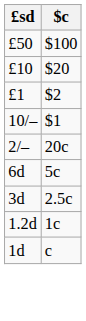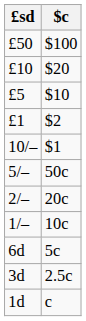+ row: (16, 95)
+ row: (19, 172)
+ row: (19, 224)
- row: (23, 224)
